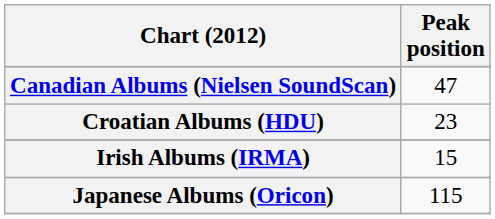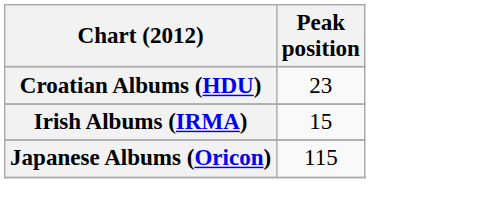- row: (203, 85)
